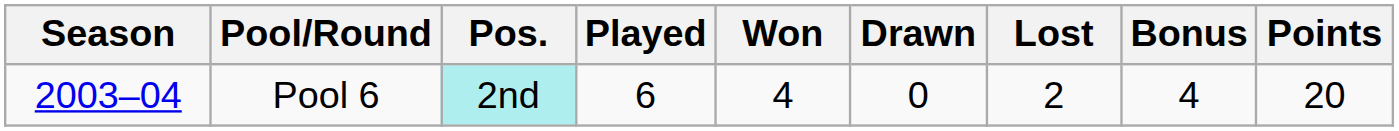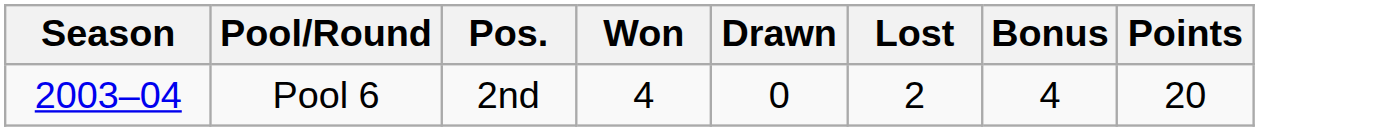- column: (646, 34)
(508, 94) paleturquoise background -> (508, 94) no background
